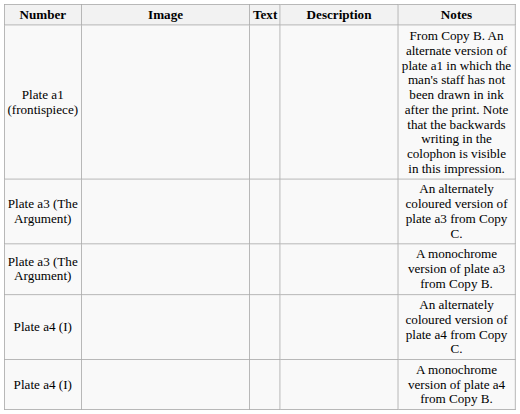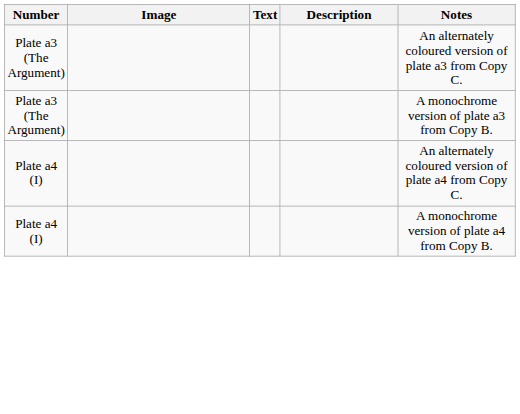- row: (43, 102)
